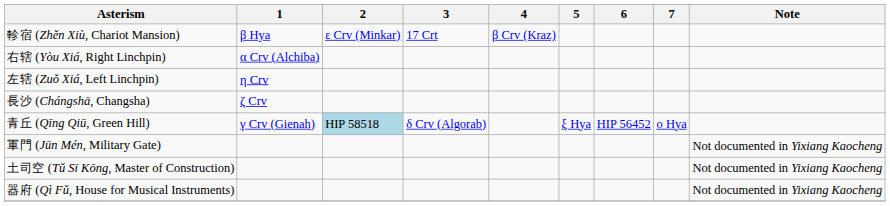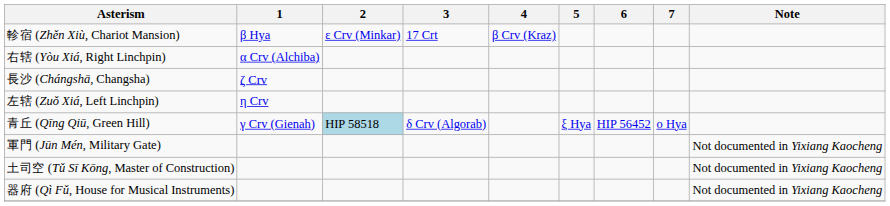rows swapped: (83, 79) <-> (79, 101)
